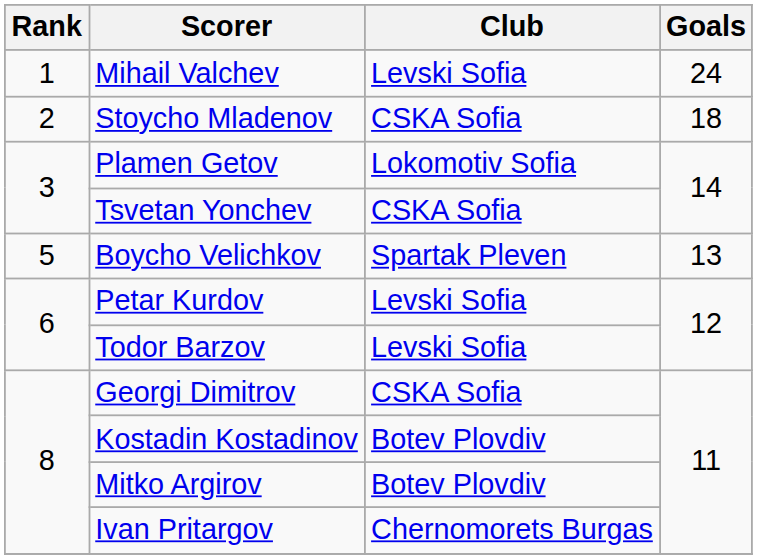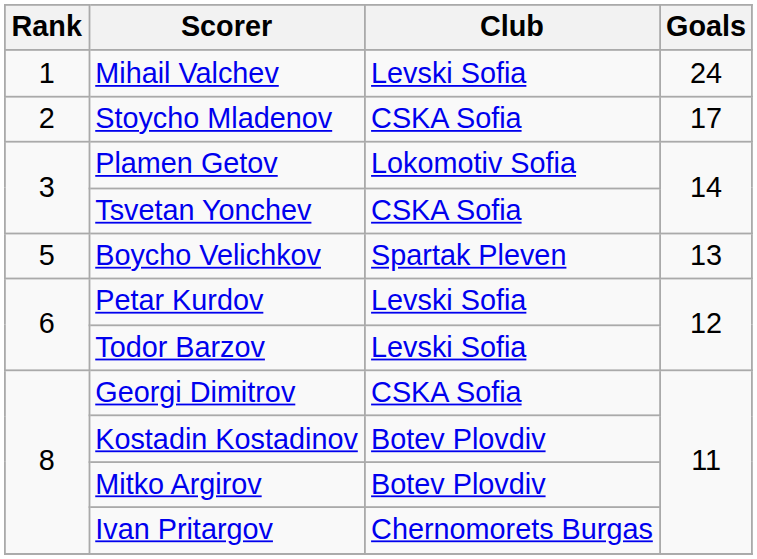(706, 118) 18 -> (706, 118) 17
